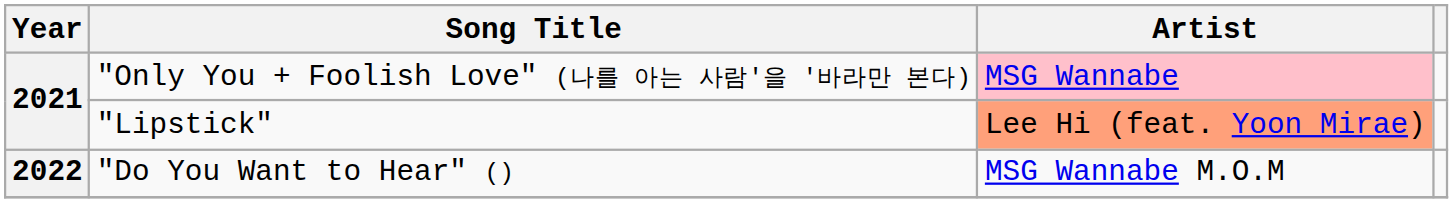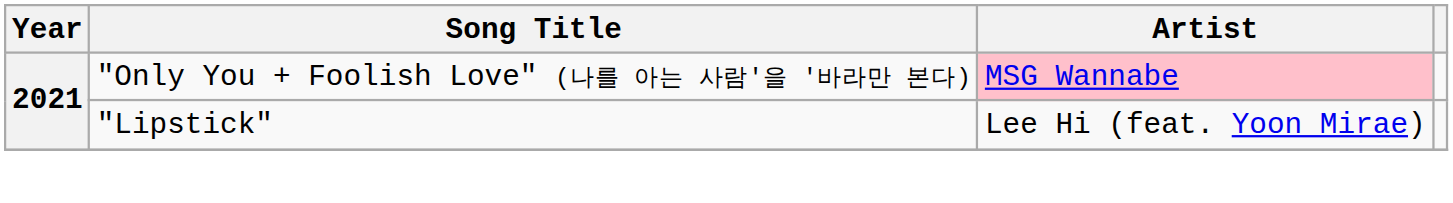(1205, 125) lightsalmon background -> (1205, 125) no background
- row: (305, 173)
